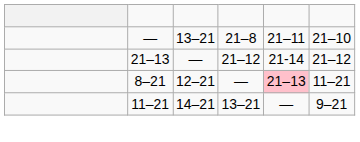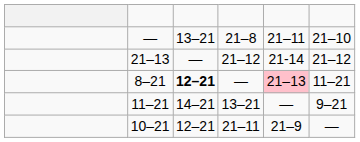(195, 82) normal -> (195, 82) bold
+ row: (150, 126)
